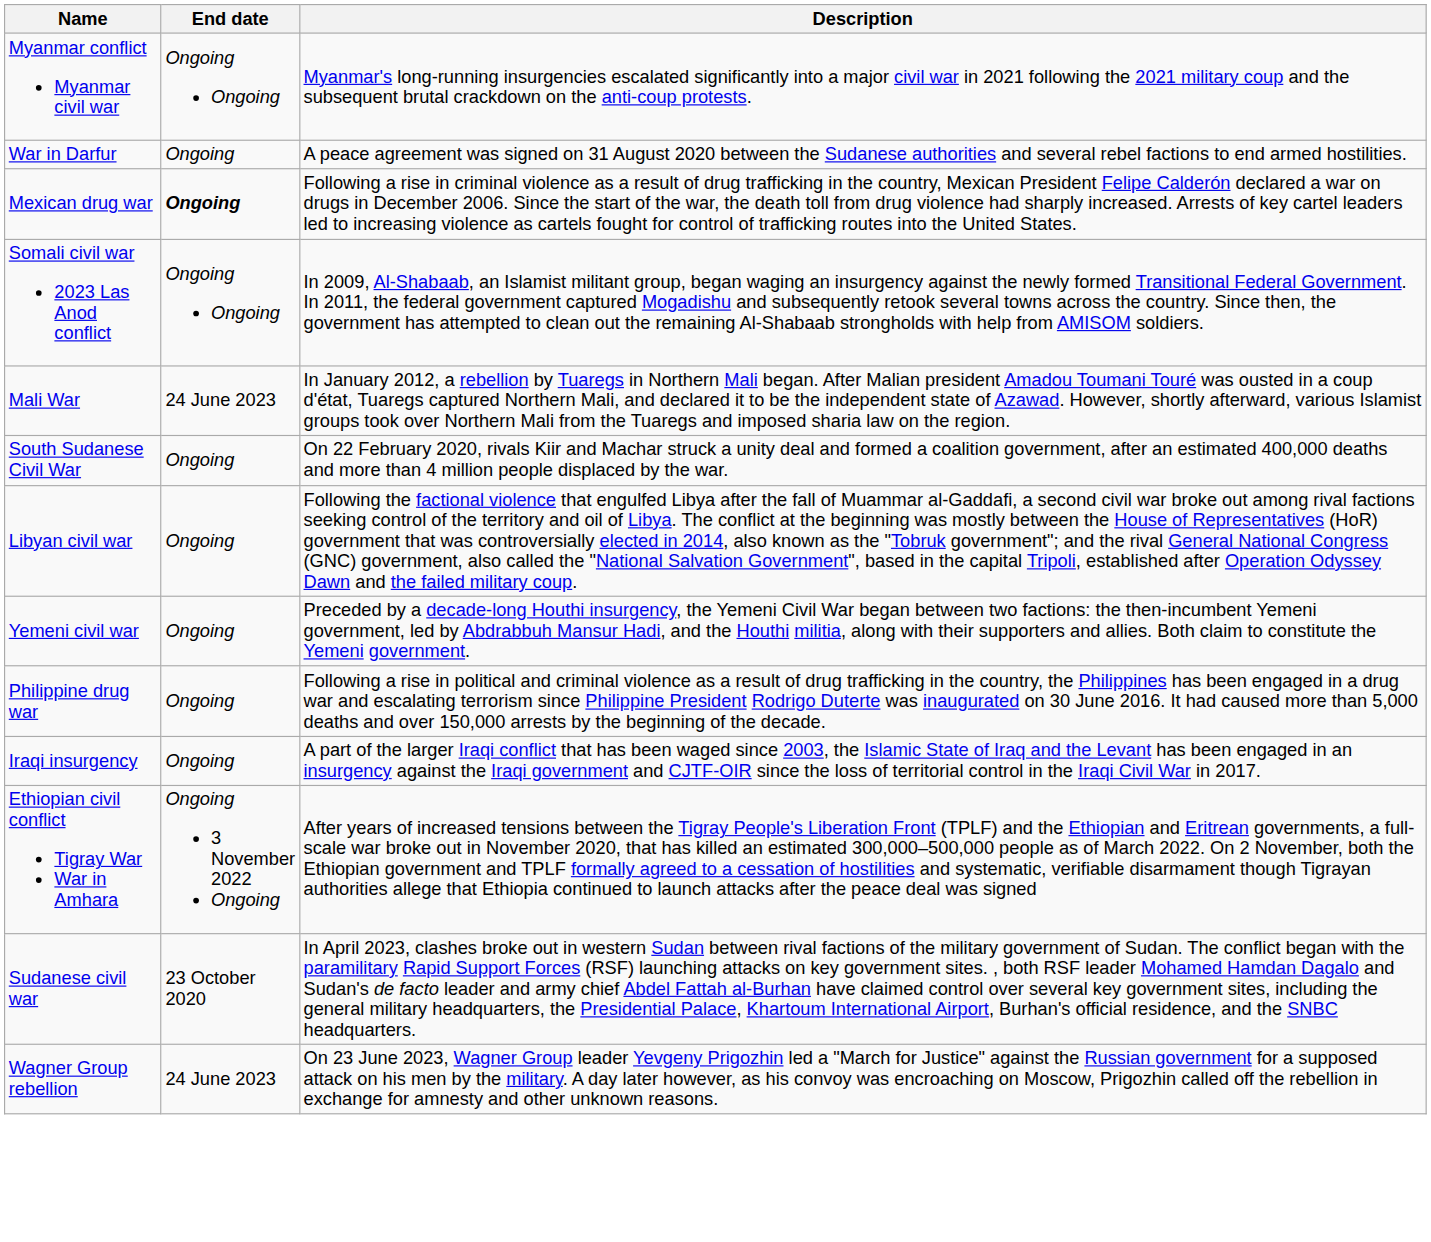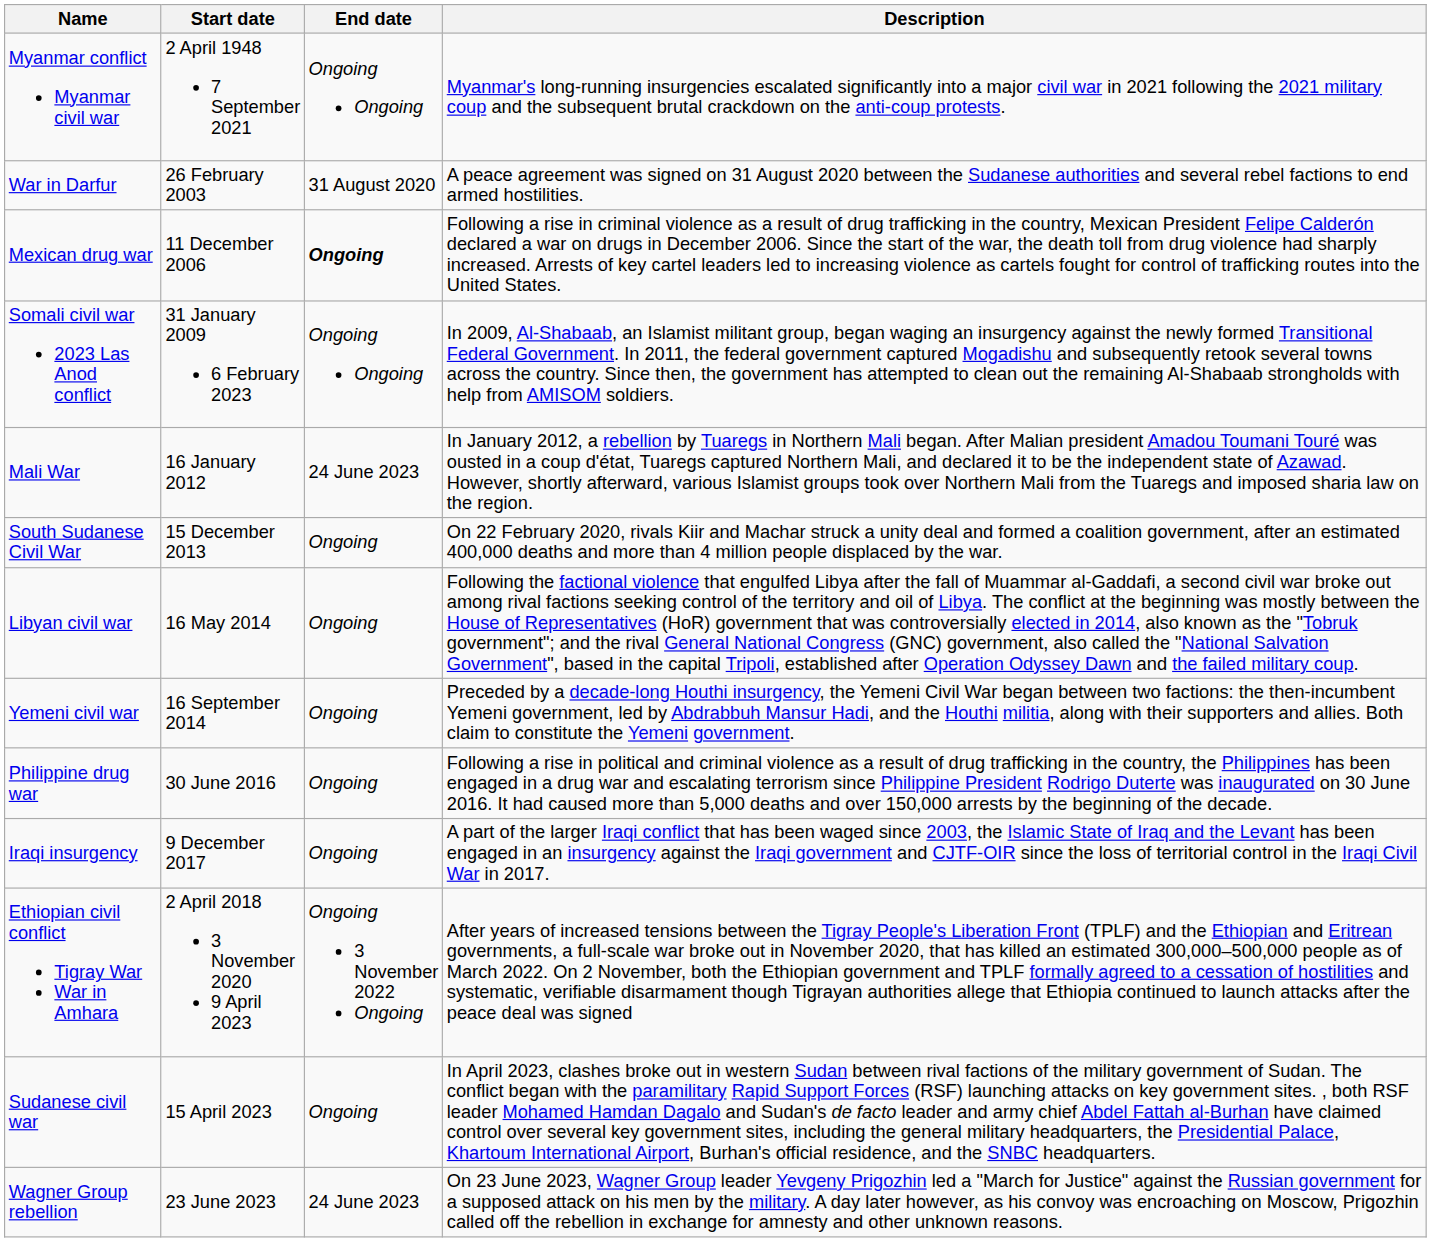+ column: (233, 18)
(200, 154) Ongoing -> (372, 185) 31 August 2020
(211, 988) 23 October 2020 -> (343, 1111) Ongoing
